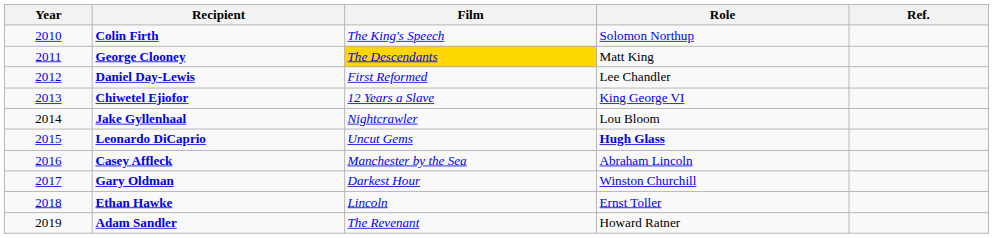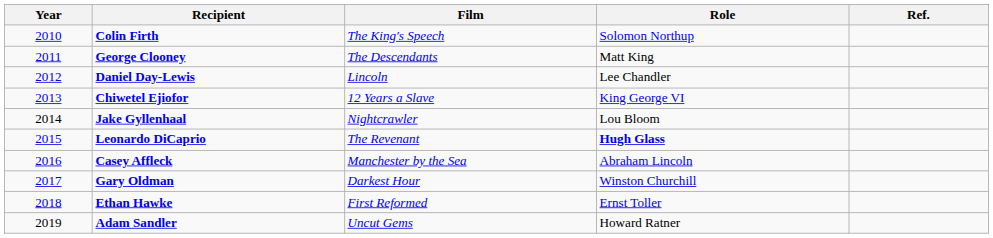(393, 56) gold background -> (393, 56) no background
(387, 77) First Reformed -> (368, 77) Lincoln
(380, 139) Uncut Gems -> (383, 139) The Revenant
(368, 202) Lincoln -> (387, 202) First Reformed
(383, 222) The Revenant -> (380, 222) Uncut Gems
